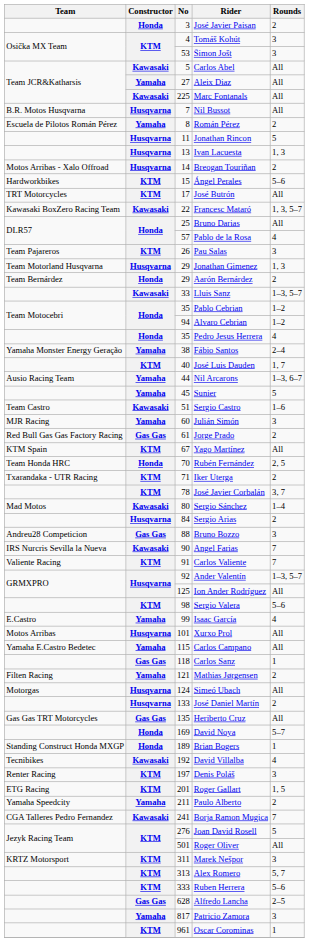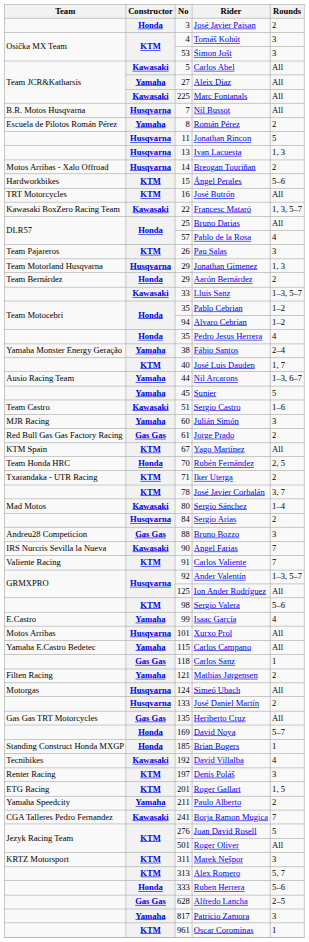(185, 194) 17 -> (185, 194) 16
(183, 746) 189 -> (183, 746) 185
(151, 887) KTM -> (151, 887) Honda
